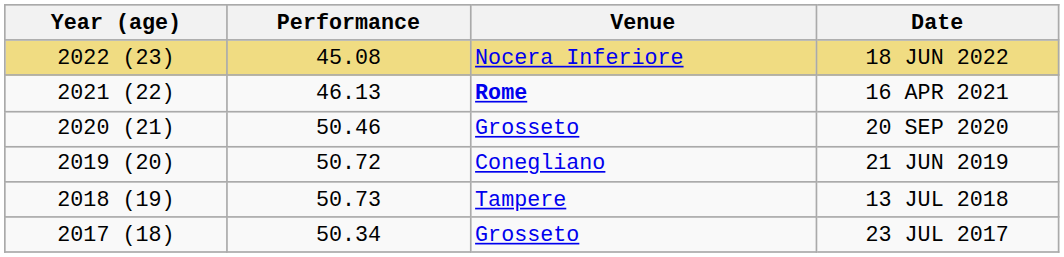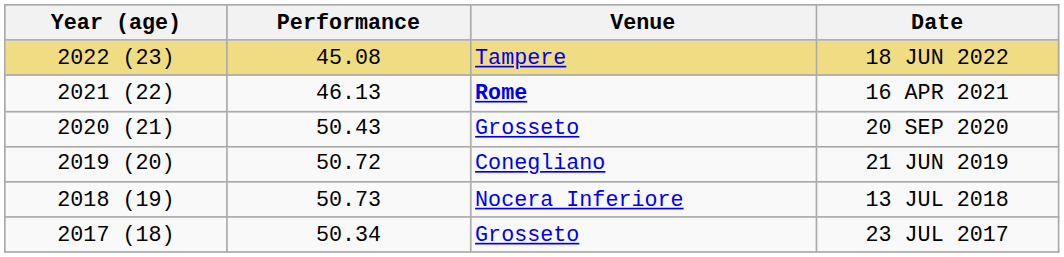(579, 58) Nocera Inferiore -> (521, 58) Tampere
(349, 129) 50.46 -> (349, 129) 50.43
(521, 199) Tampere -> (579, 199) Nocera Inferiore
